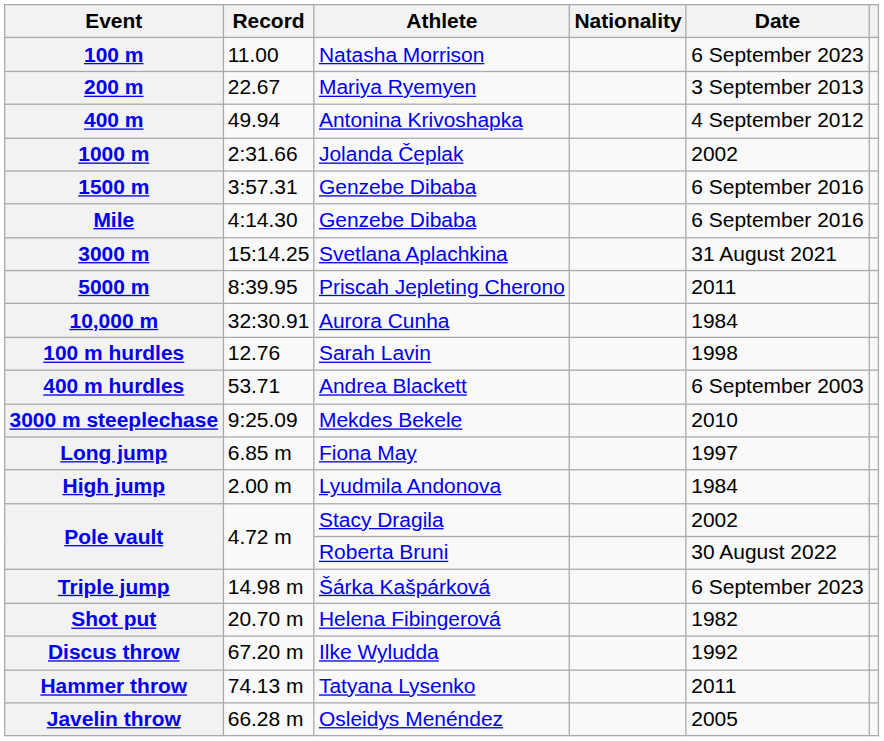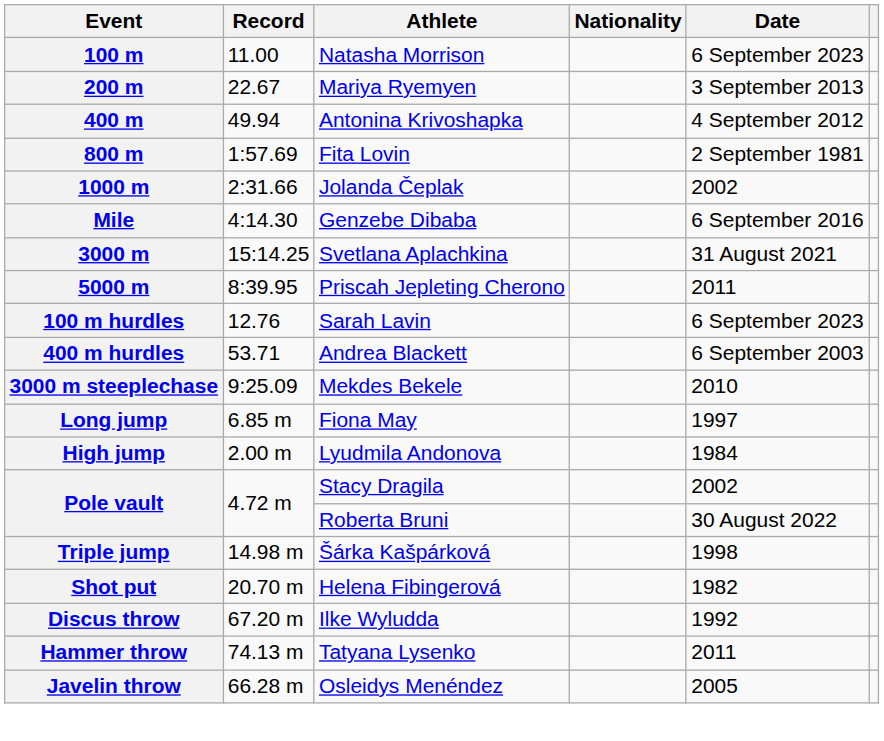+ row: (114, 154)
- row: (114, 187)
- row: (114, 320)
(715, 353) 1998 -> (778, 320) 6 September 2023
(778, 586) 6 September 2023 -> (715, 552) 1998
